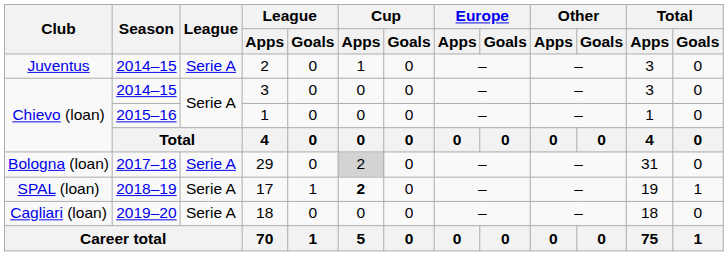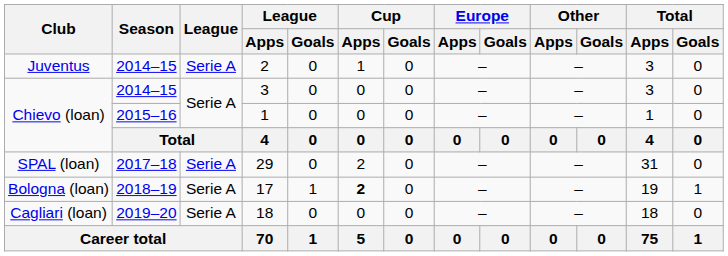(59, 164) Bologna (loan) -> (59, 164) SPAL (loan)
(361, 164) lightgrey background -> (361, 164) no background
(59, 189) SPAL (loan) -> (59, 189) Bologna (loan)
